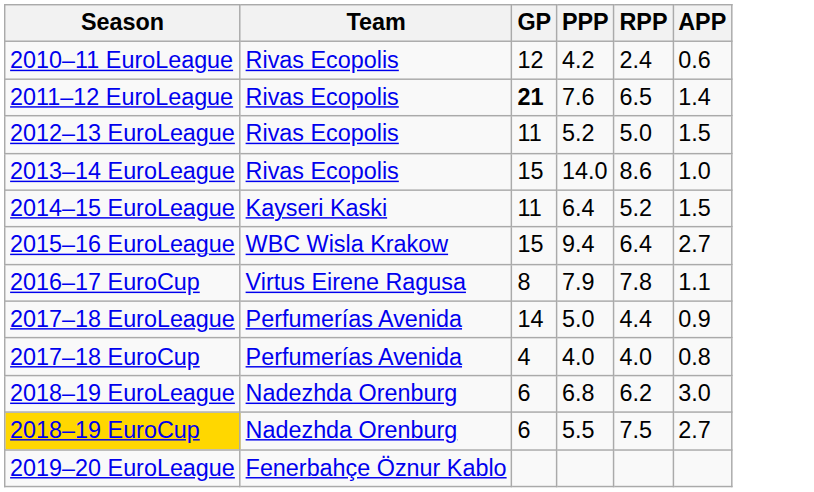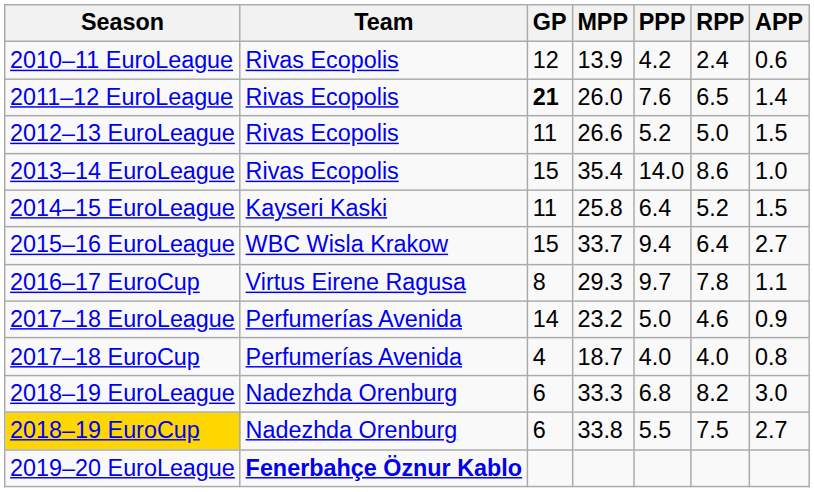+ column: (603, 23)
(578, 282) 7.9 -> (655, 282) 9.7
(636, 319) 4.4 -> (713, 319) 4.6
(636, 393) 6.2 -> (713, 393) 8.2
(376, 467) normal -> (384, 467) bold
